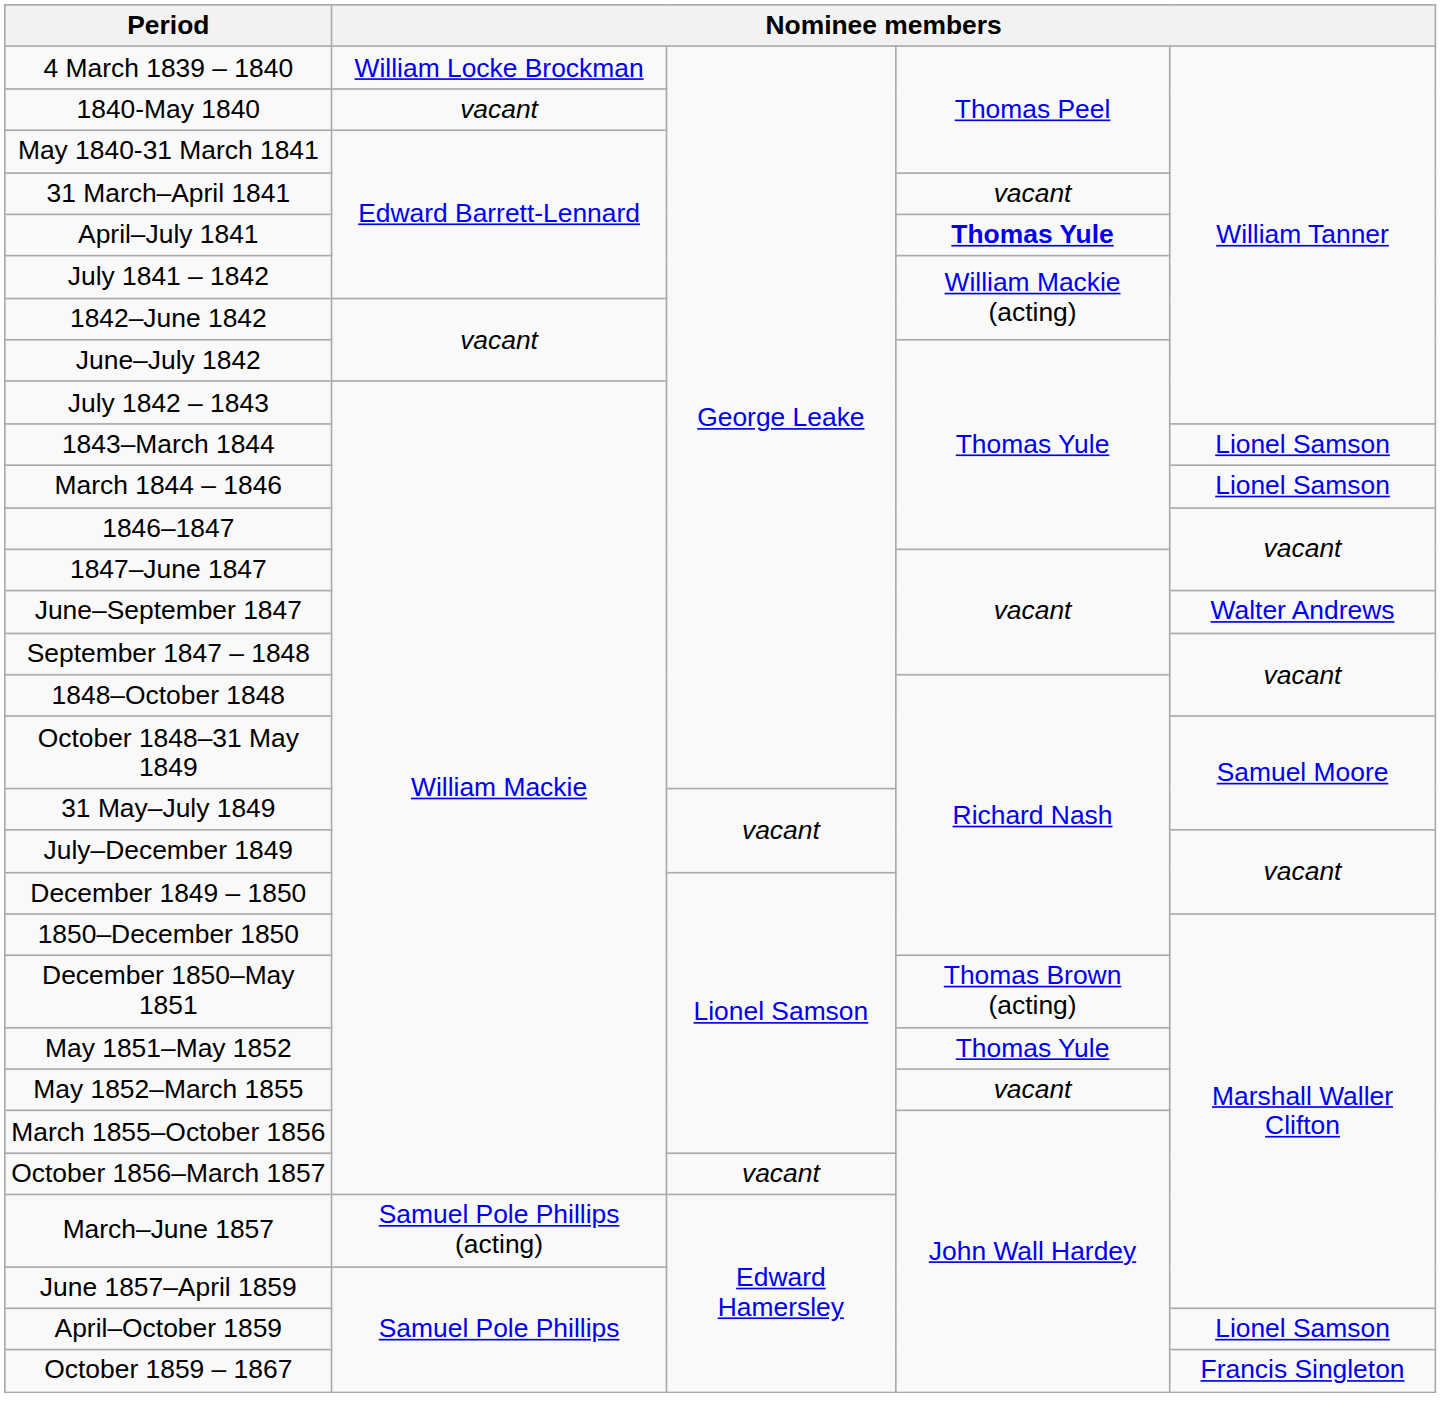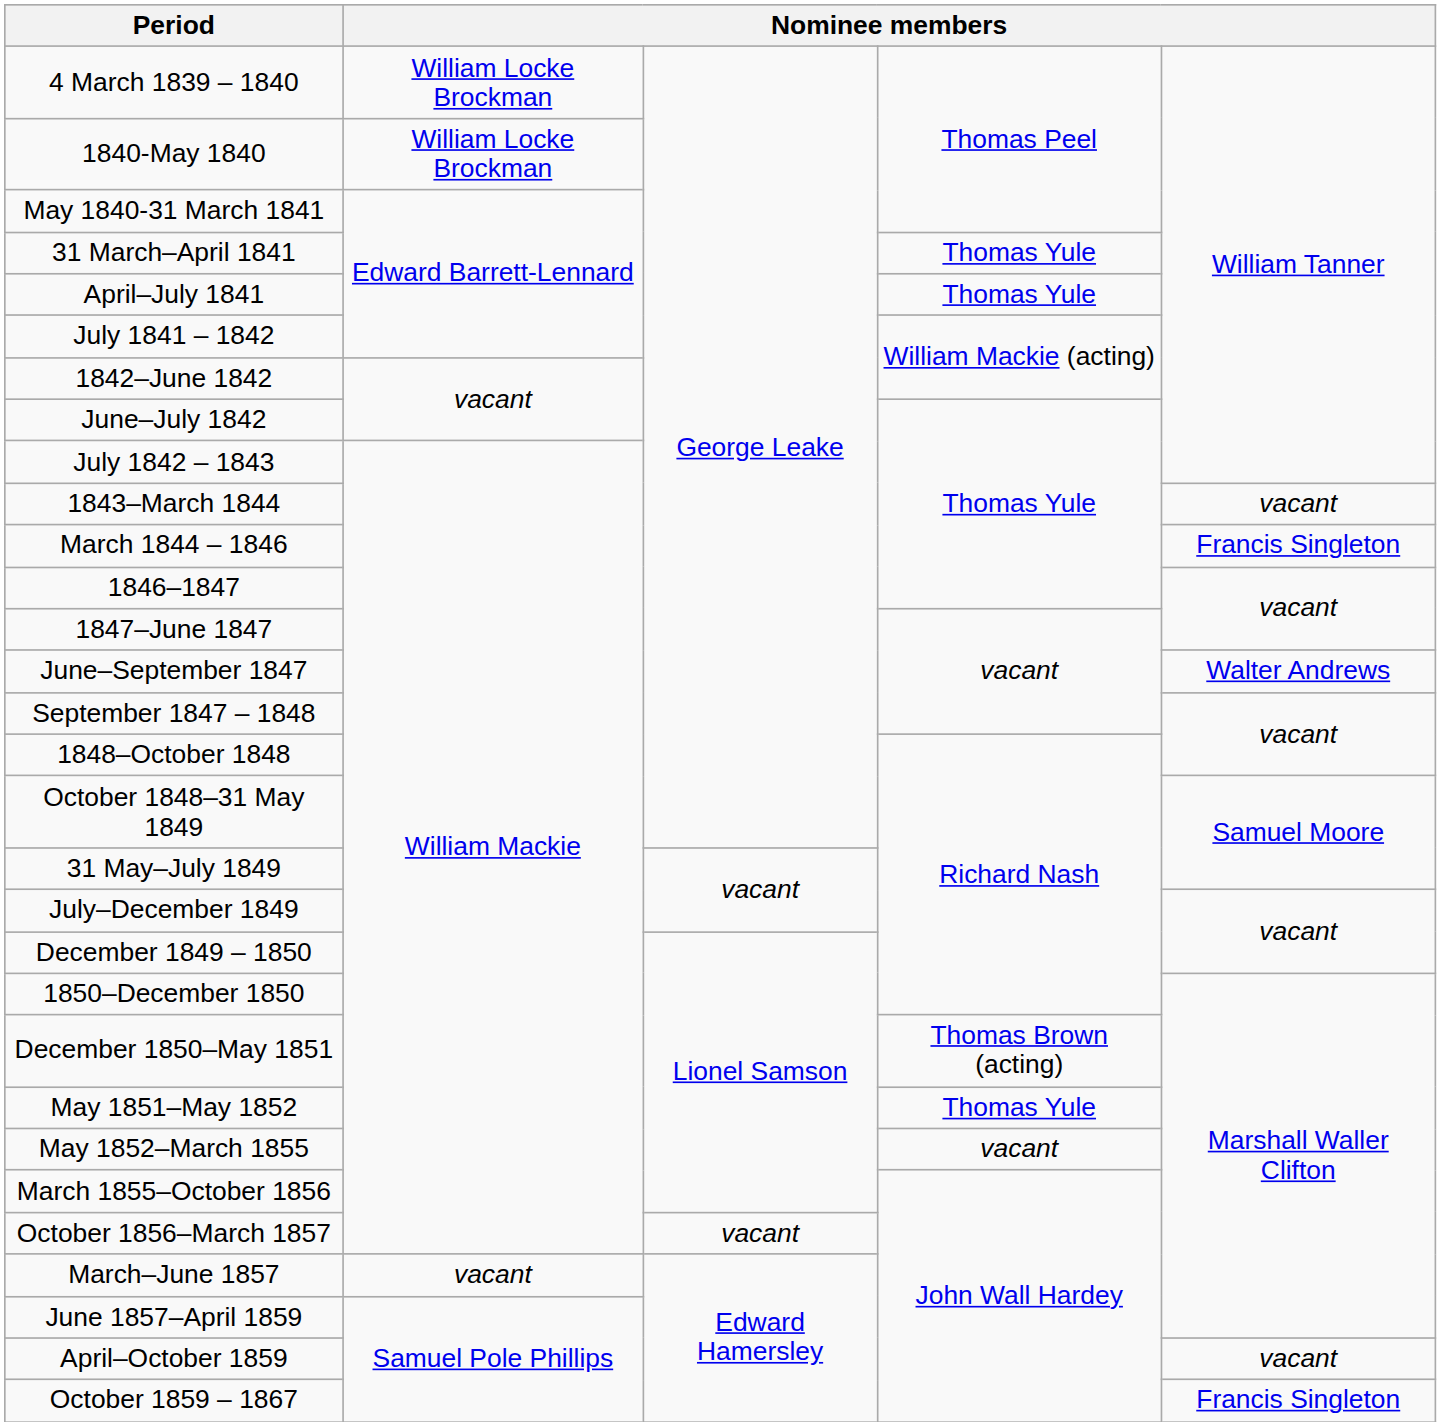(499, 109) vacant -> (493, 153) William Locke Brockman
(1033, 192) vacant -> (1019, 252) Thomas Yule
(1033, 234) bold -> (1019, 294) normal
(1303, 444) Lionel Samson -> (1298, 503) vacant
(1303, 485) Lionel Samson -> (1298, 545) Francis Singleton
(499, 1230) Samuel Pole Phillips (acting) -> (493, 1274) vacant
(1303, 1328) Lionel Samson -> (1298, 1358) vacant
